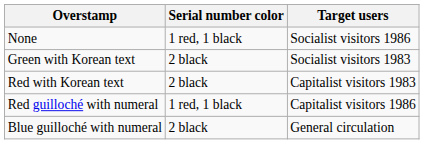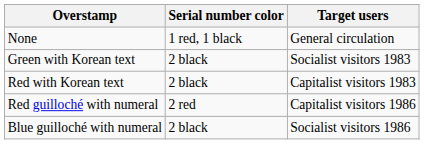(350, 38) Socialist visitors 1986 -> (342, 38) General circulation
(205, 105) 1 red, 1 black -> (182, 105) 2 red
(342, 127) General circulation -> (350, 127) Socialist visitors 1986
